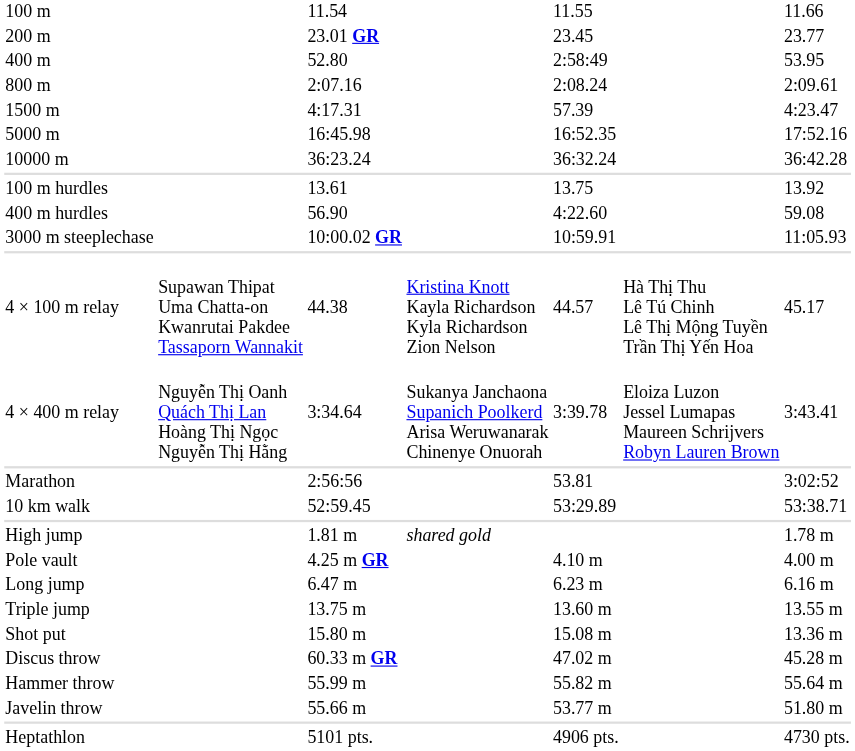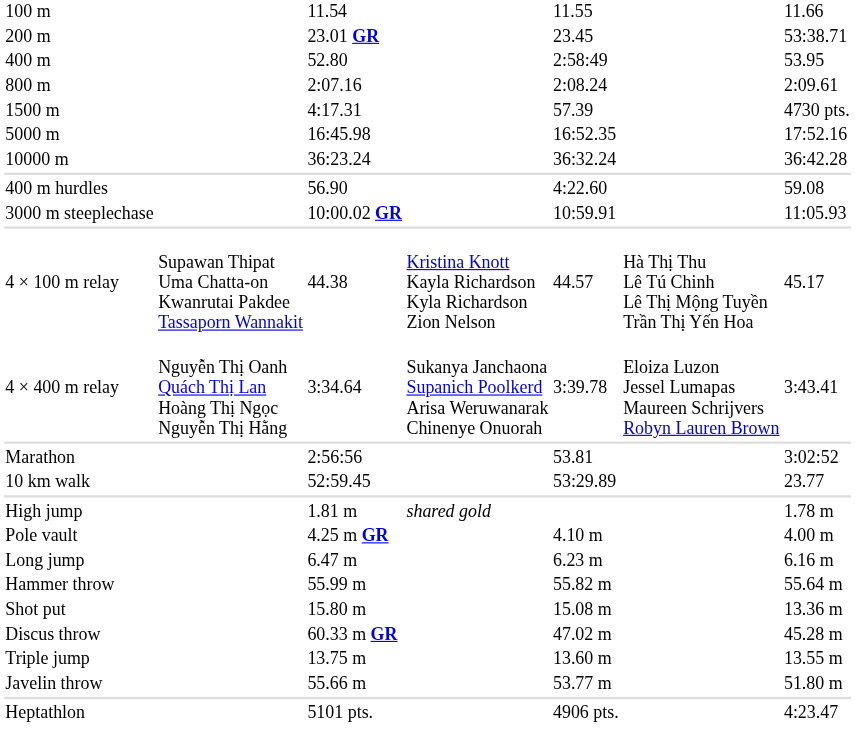(804, 36) 23.77 -> (816, 36) 53:38.71
(811, 109) 4:23.47 -> (817, 109) 4730 pts.
- row: (57, 188)
(816, 506) 53:38.71 -> (804, 481) 23.77
rows swapped: (48, 609) <-> (60, 683)
(817, 737) 4730 pts. -> (811, 712) 4:23.47
